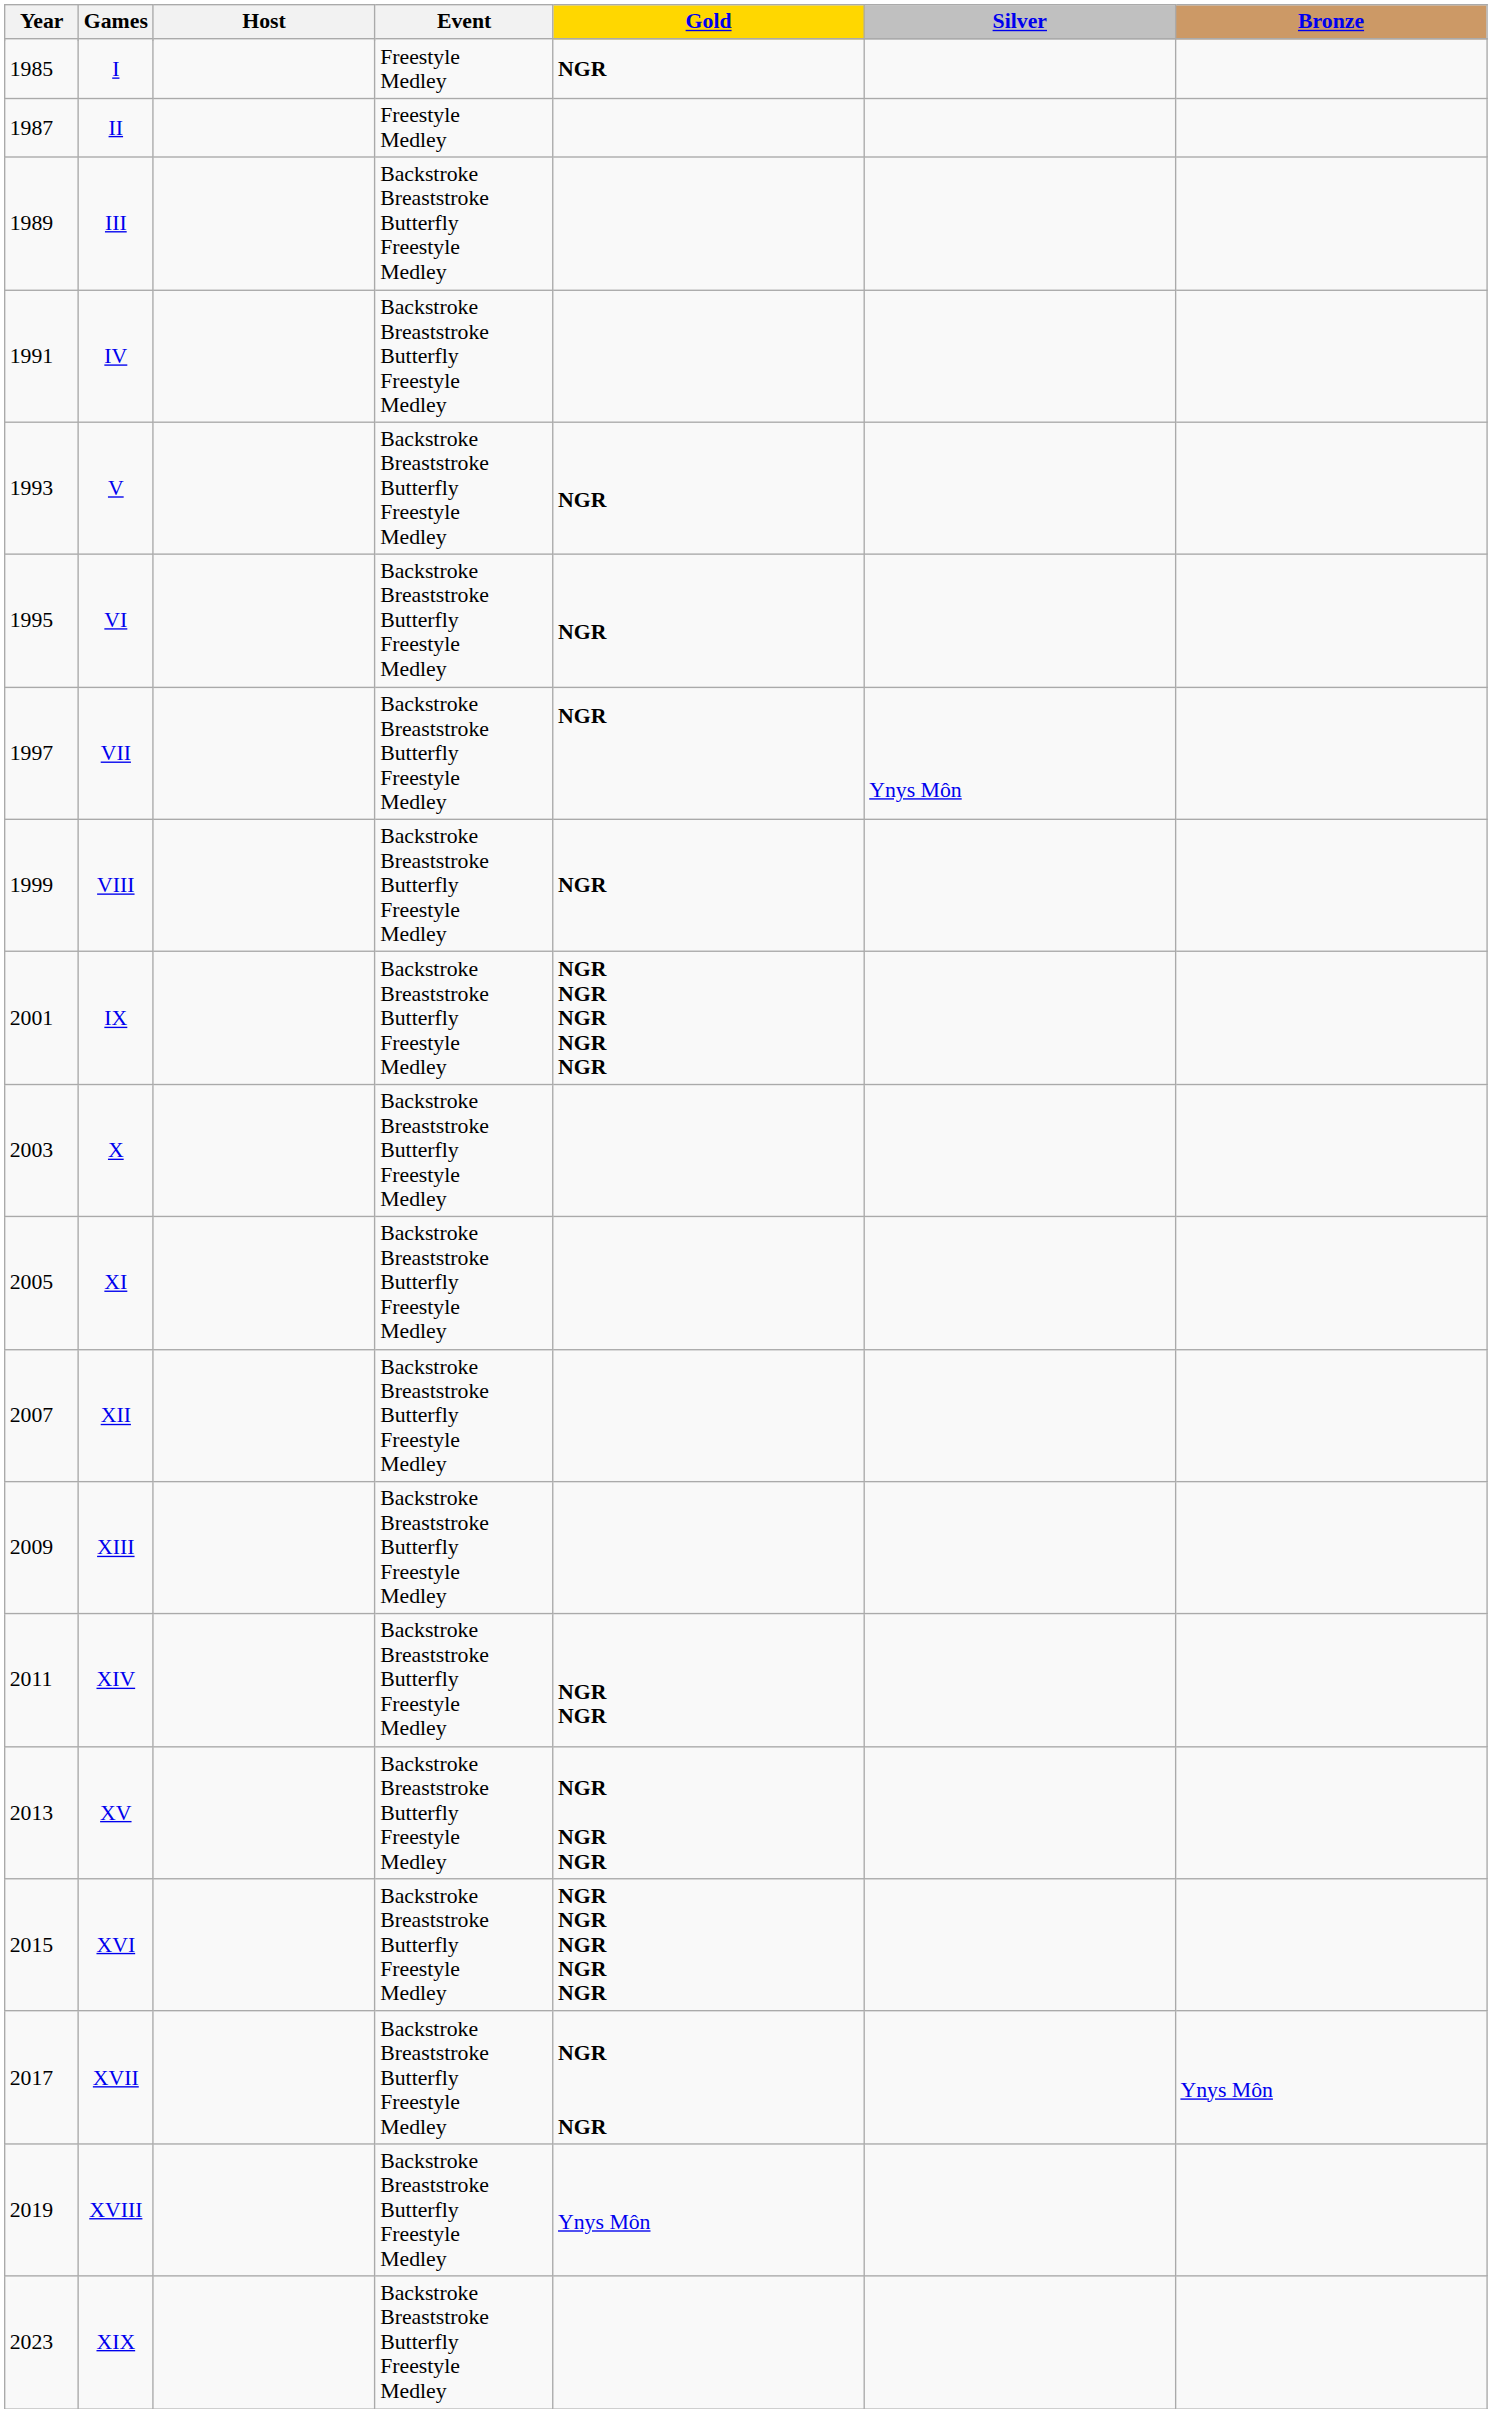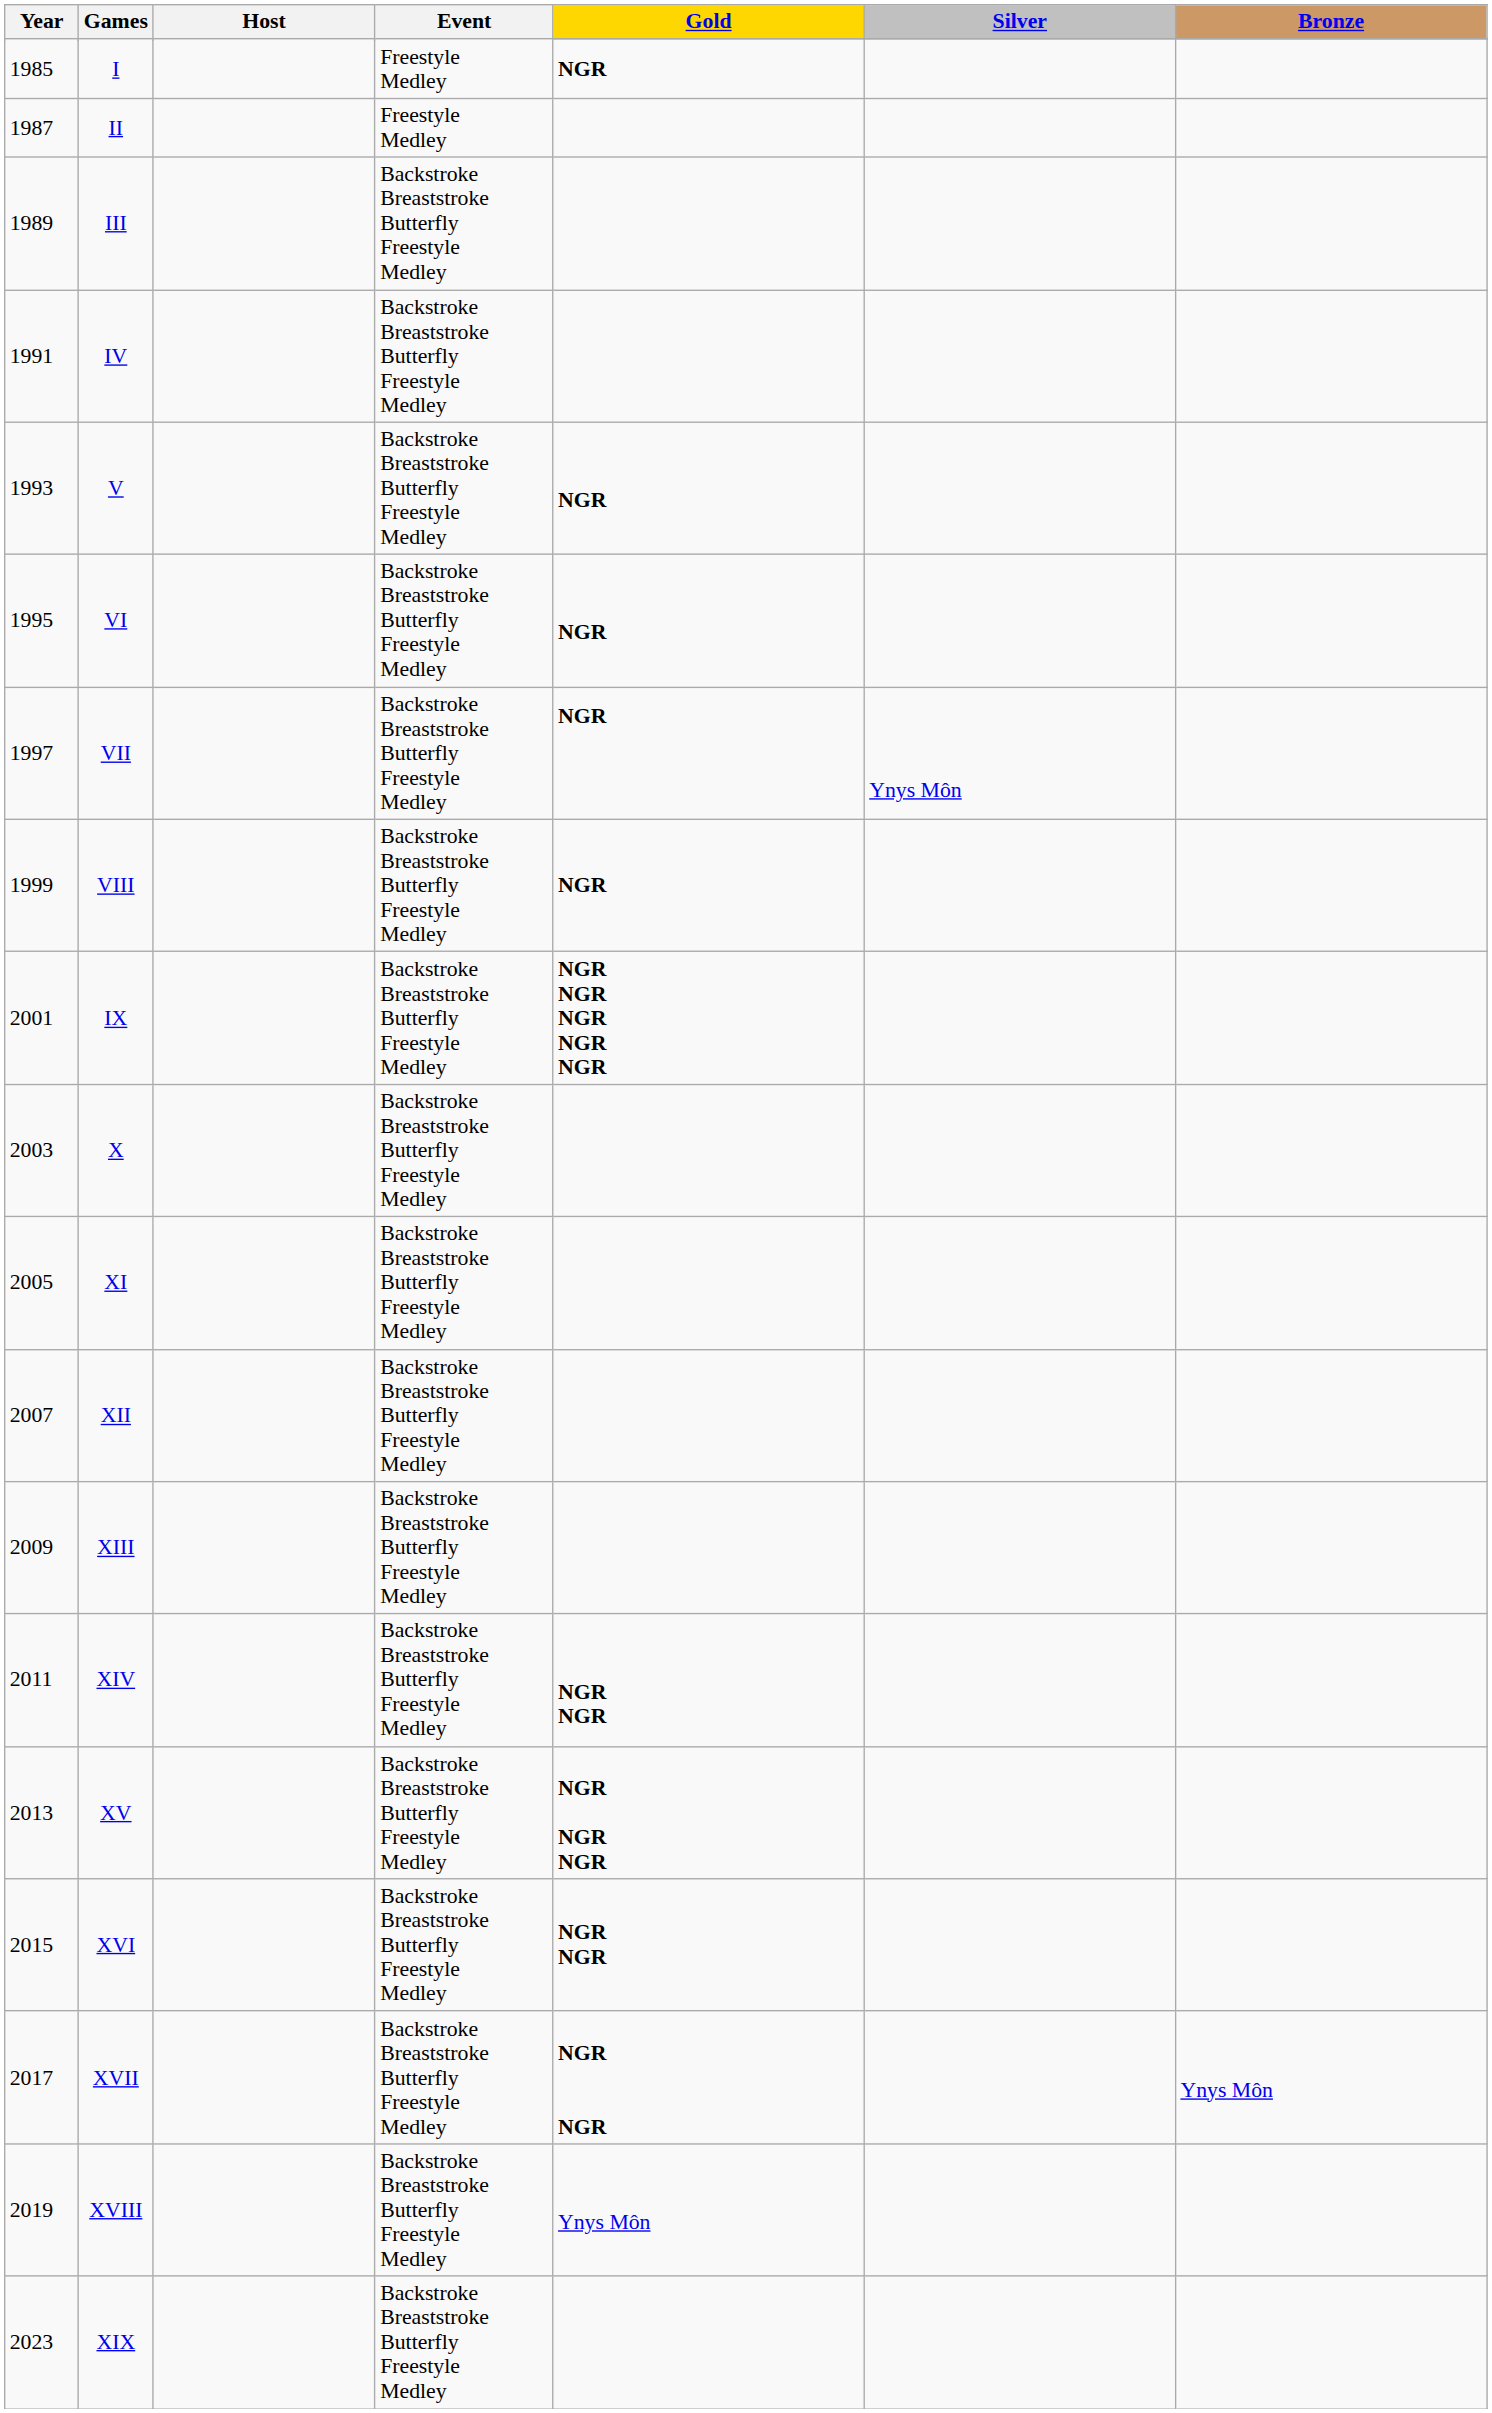(582, 1944) NGR NGR NGR NGR NGR -> (582, 1944) NGR NGR
